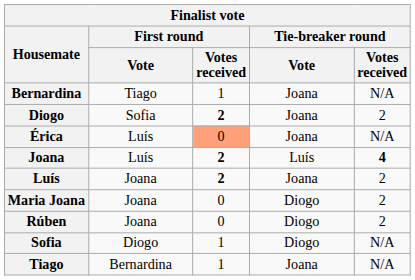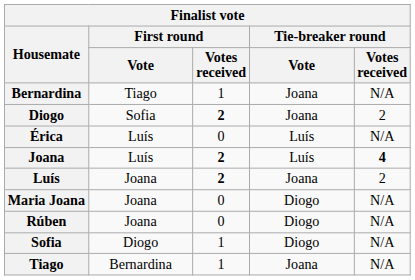(221, 136) lightsalmon background -> (221, 136) no background
(302, 136) Joana -> (302, 136) Luís
(382, 200) 2 -> (382, 200) N/A
(382, 222) 2 -> (382, 222) N/A
